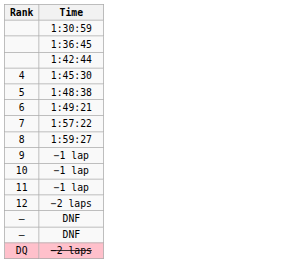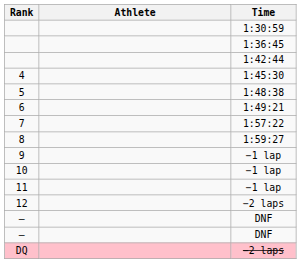+ column: (135, 12)
